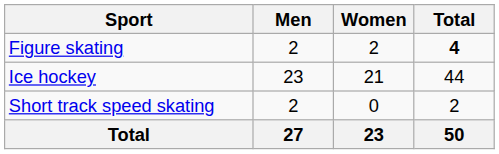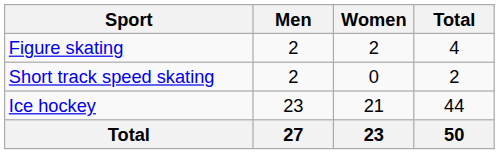(454, 48) bold -> (454, 48) normal
rows swapped: (52, 77) <-> (112, 106)
